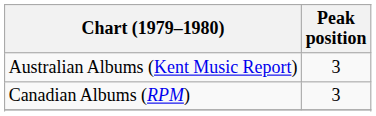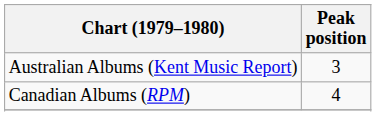(336, 95) 3 -> (336, 95) 4
